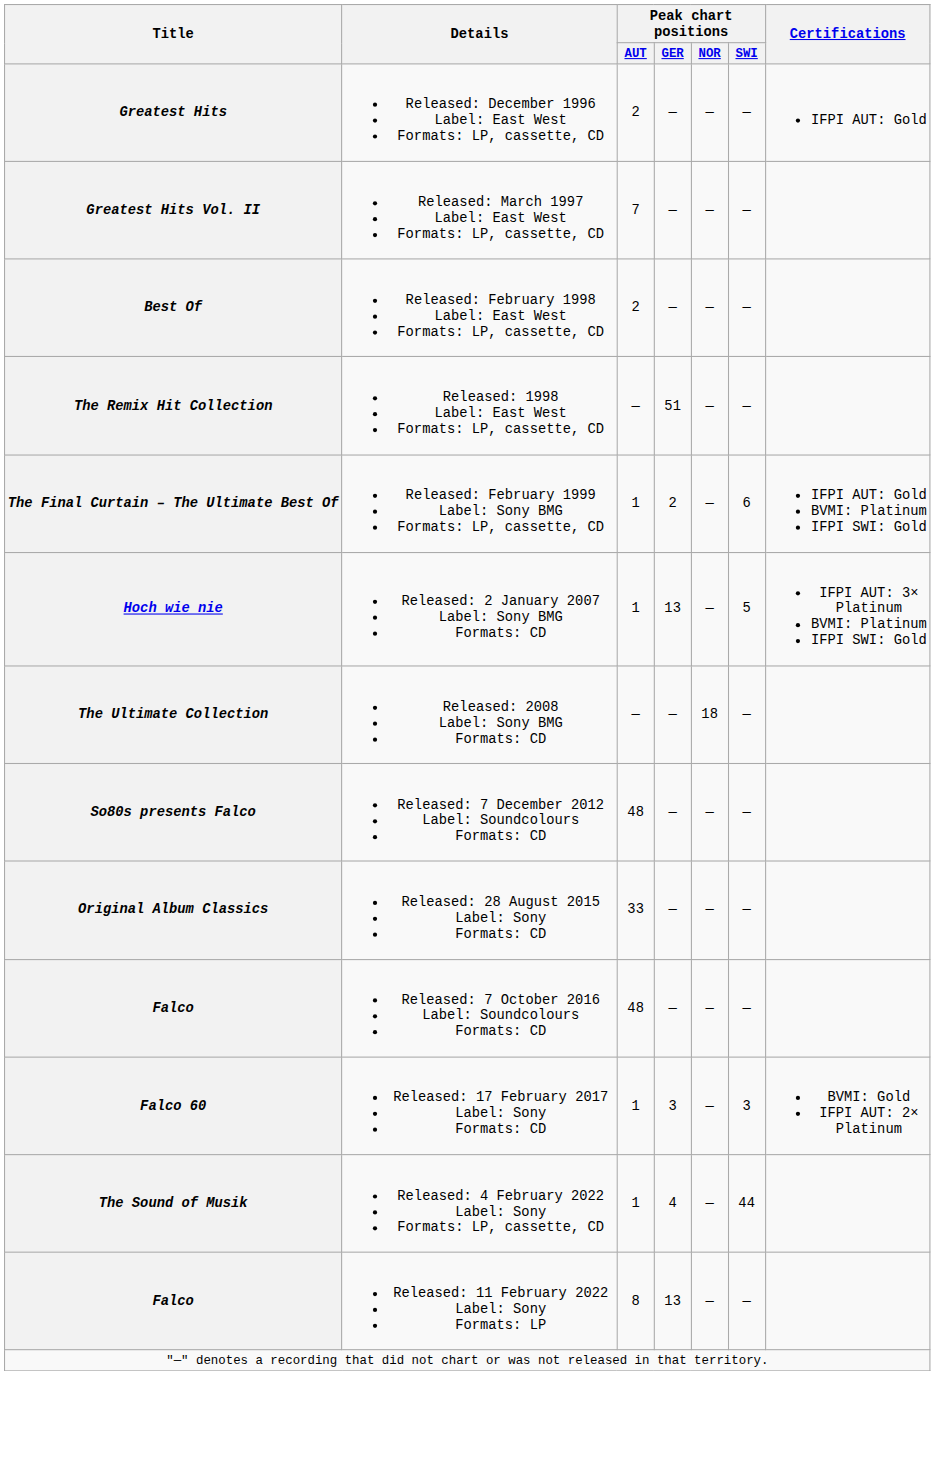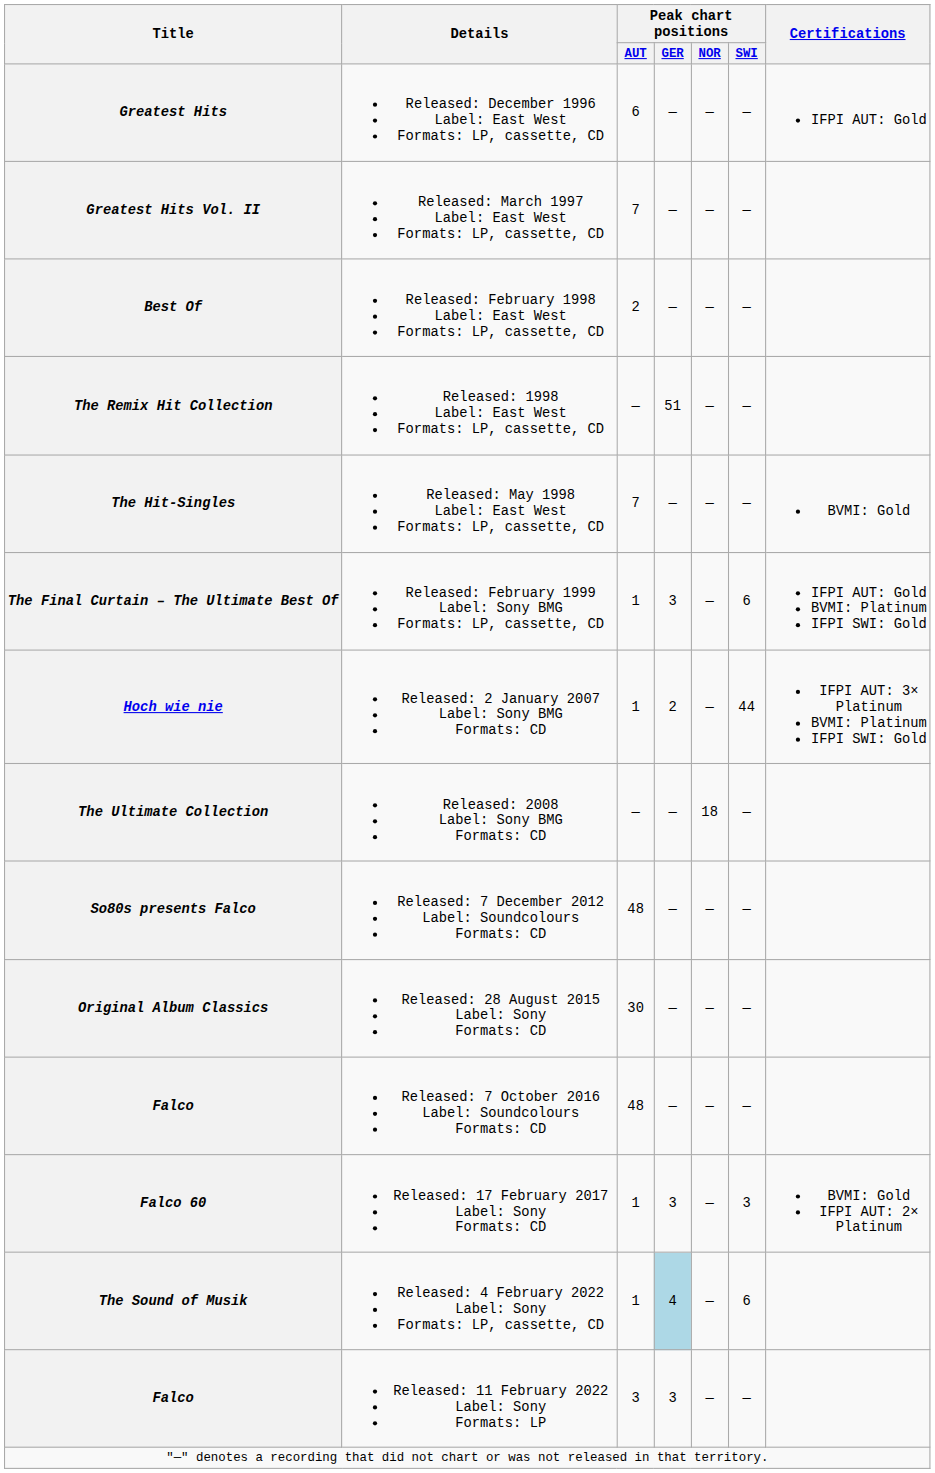(636, 113) 2 -> (636, 113) 6
+ row: (173, 503)
(673, 503) 2 -> (673, 601) 3
(673, 609) 13 -> (673, 707) 2
(747, 609) 5 -> (747, 707) 44
(636, 910) 33 -> (636, 1008) 30
(673, 1203) no background -> (673, 1301) lightblue background
(747, 1203) 44 -> (747, 1301) 6
(636, 1301) 8 -> (636, 1399) 3
(673, 1301) 13 -> (673, 1399) 3
